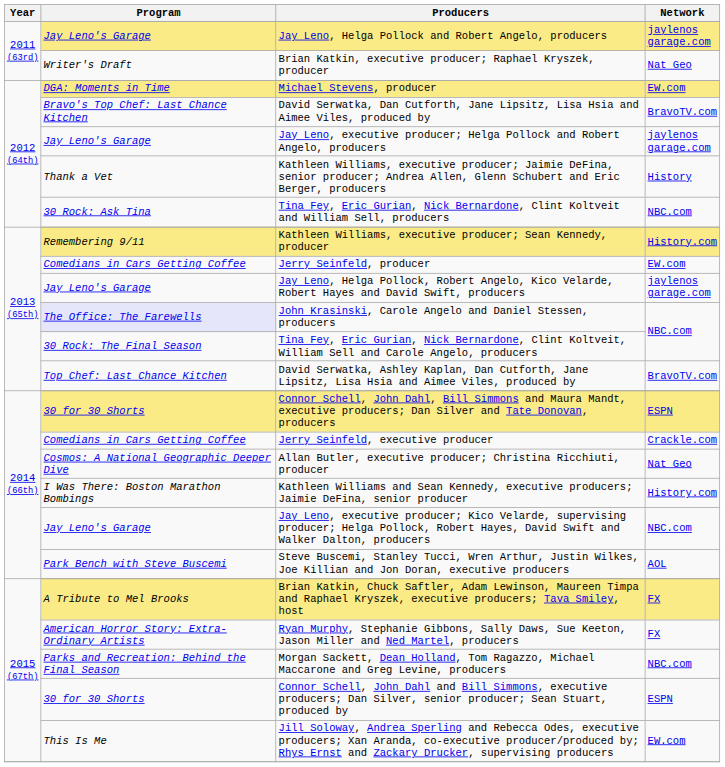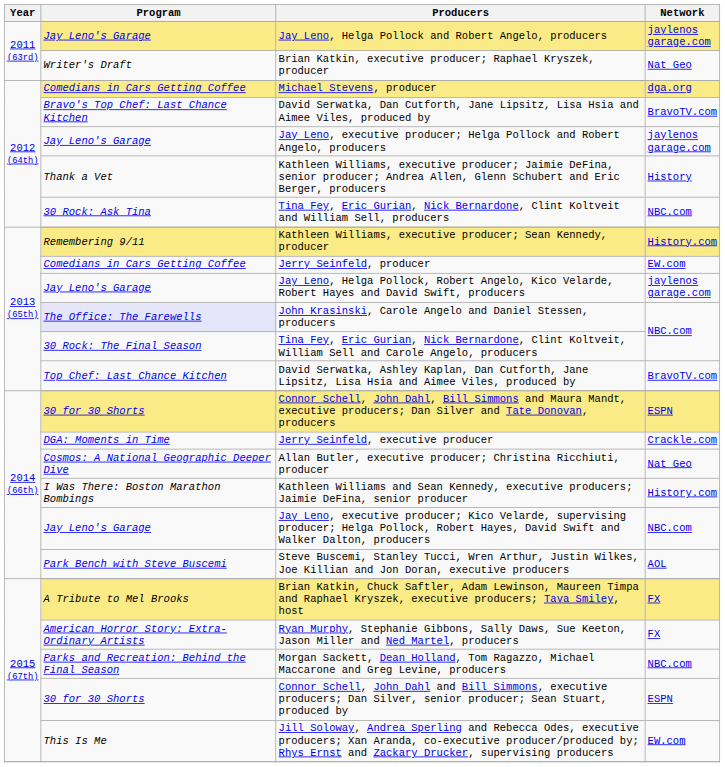(107, 89) DGA: Moments in Time -> (145, 89) Comedians in Cars Getting Coffee
(667, 89) EW.com -> (670, 89) dga.org
(145, 441) Comedians in Cars Getting Coffee -> (107, 441) DGA: Moments in Time
